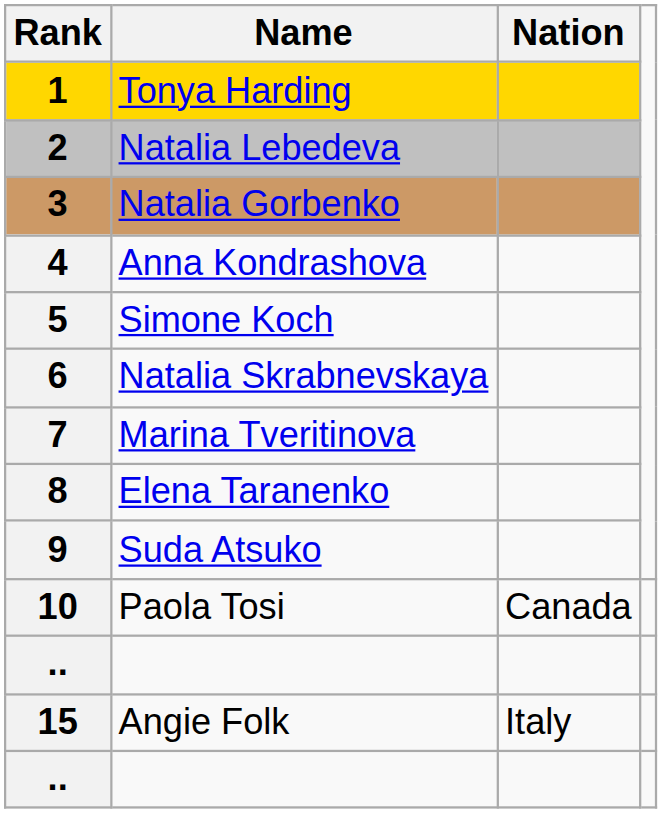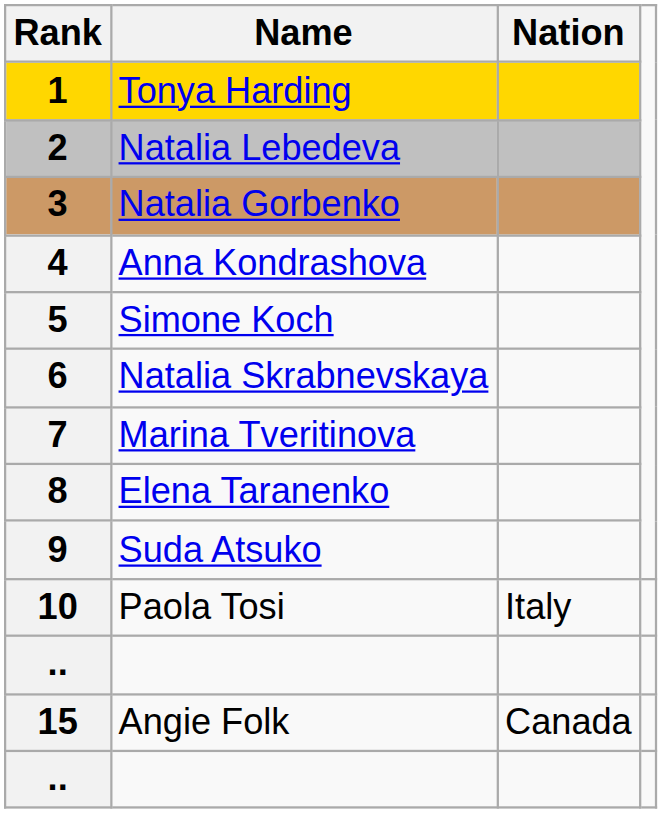(568, 606) Canada -> (538, 606) Italy
(538, 721) Italy -> (568, 721) Canada
